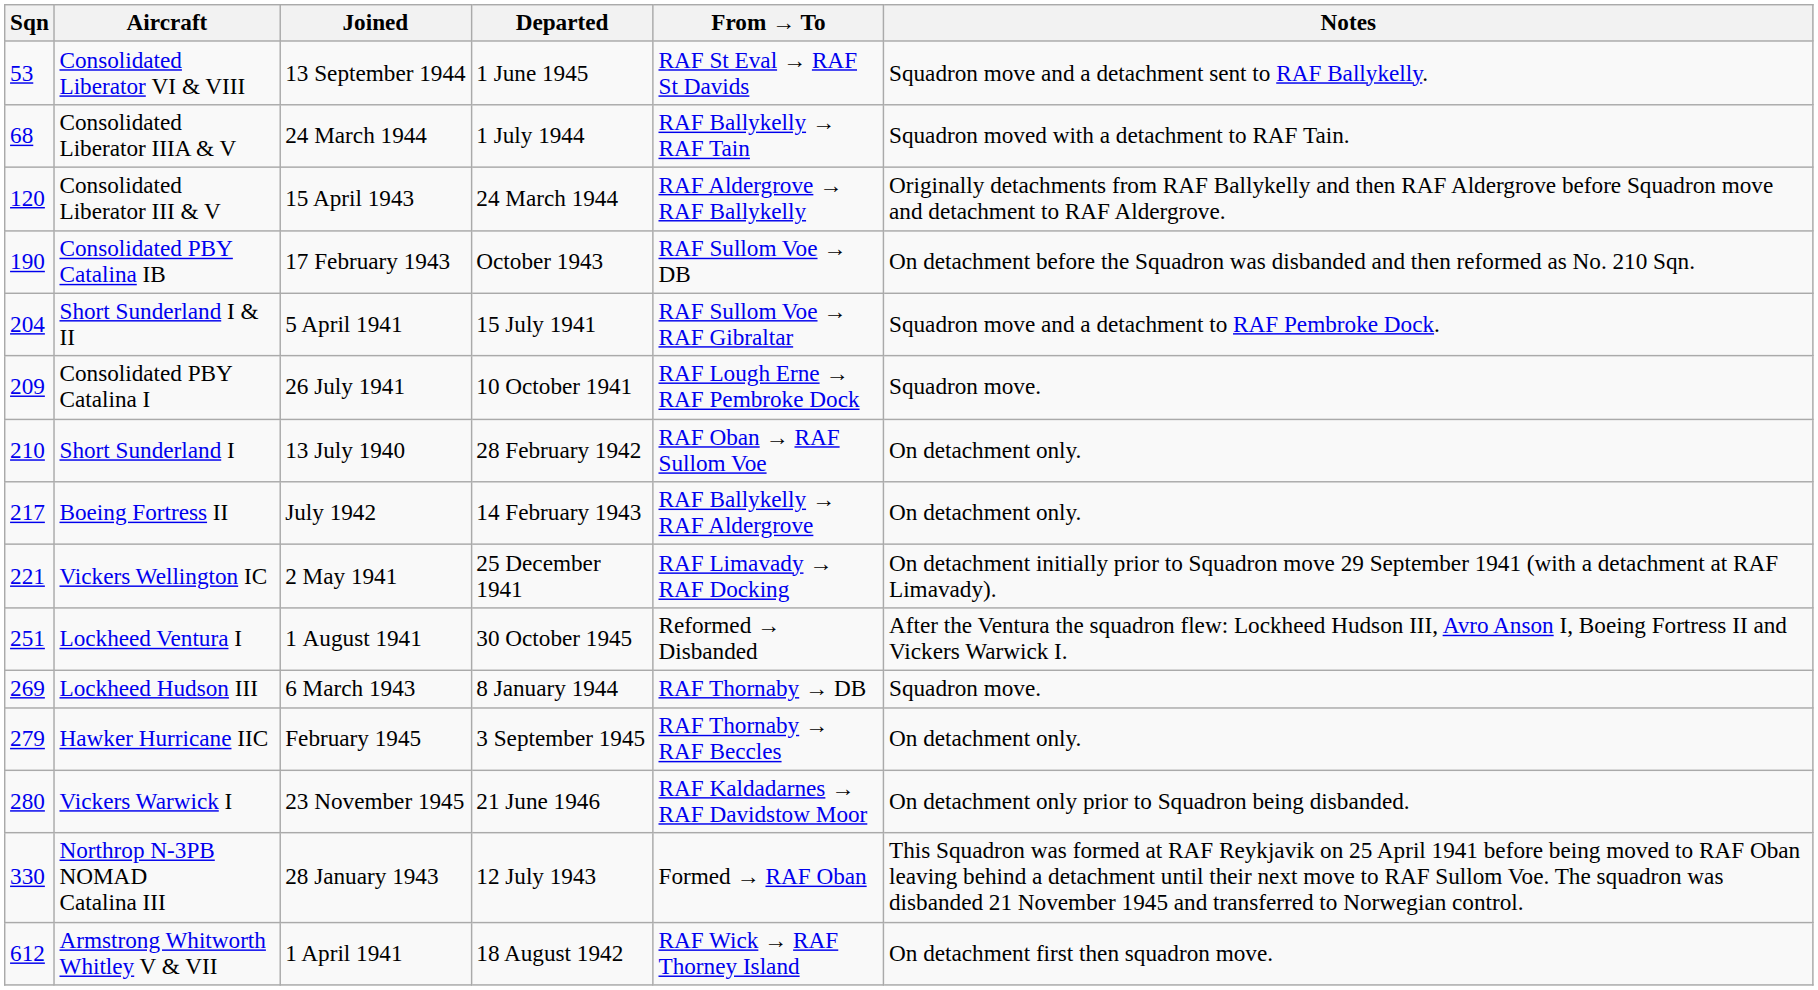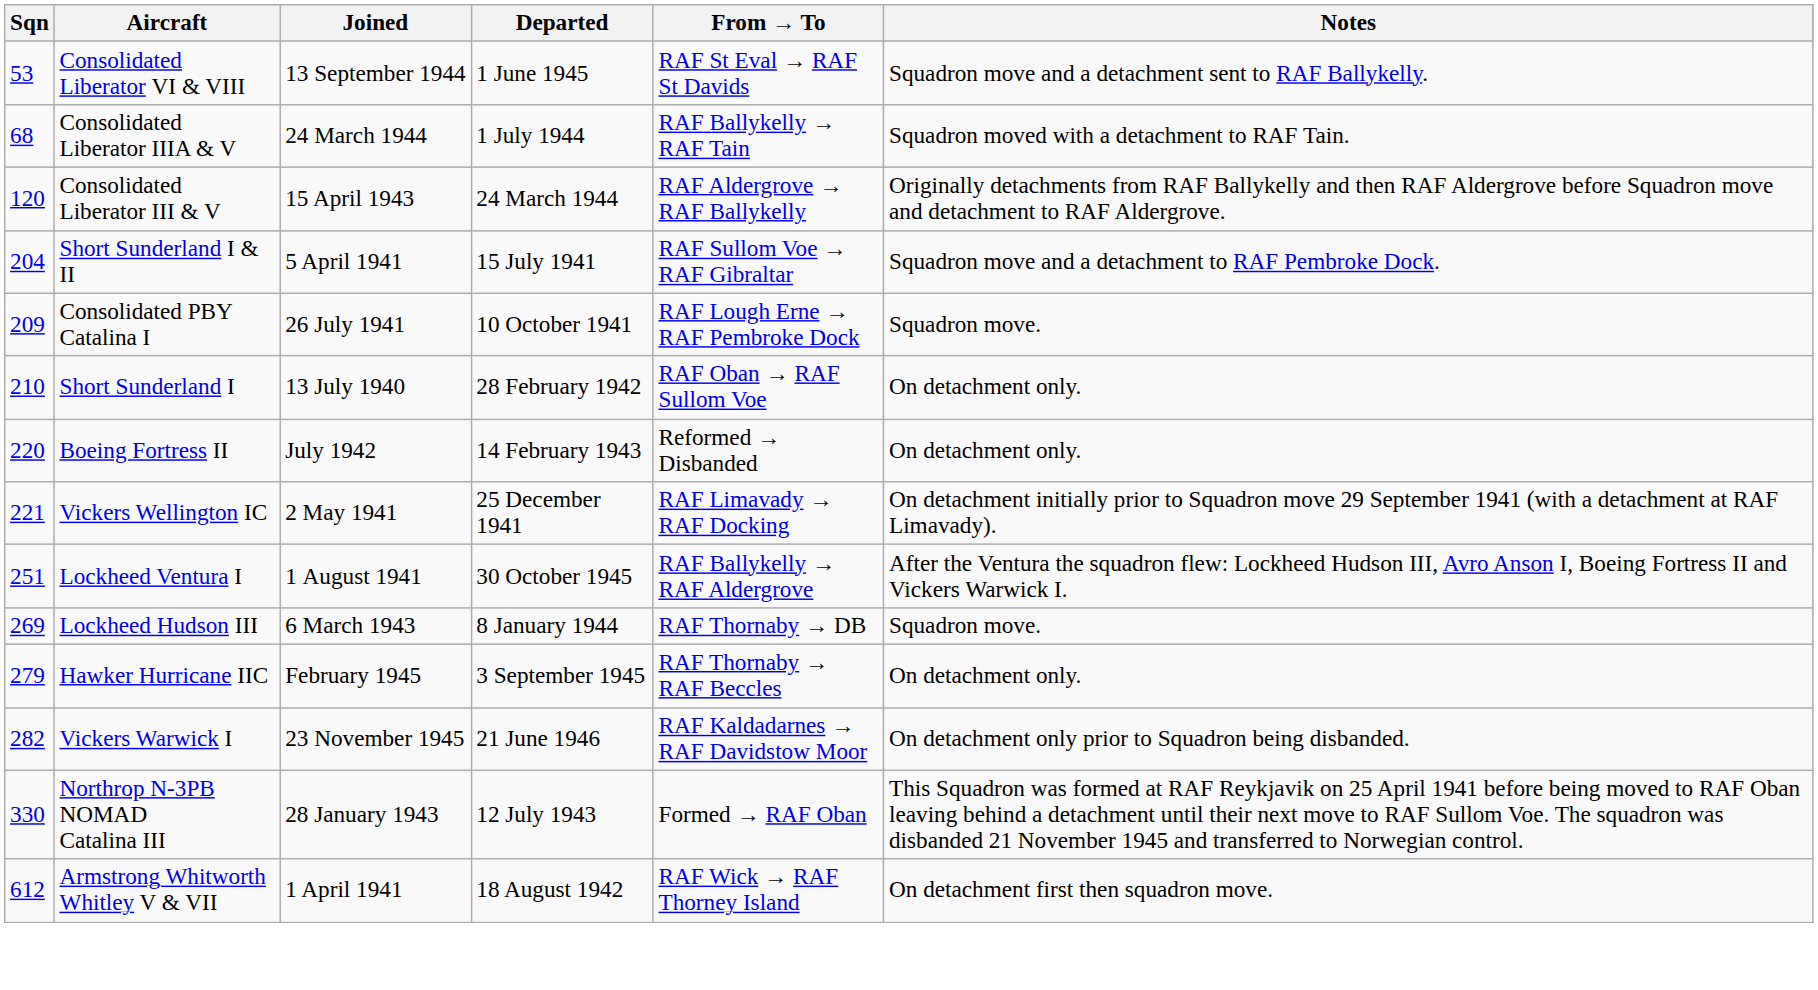- row: (146, 261)
(27, 512) 217 -> (27, 450) 220
(747, 512) RAF Ballykelly → RAF Aldergrove -> (719, 450) Reformed → Disbanded
(719, 638) Reformed → Disbanded -> (747, 575) RAF Ballykelly → RAF Aldergrove
(27, 801) 280 -> (27, 738) 282
